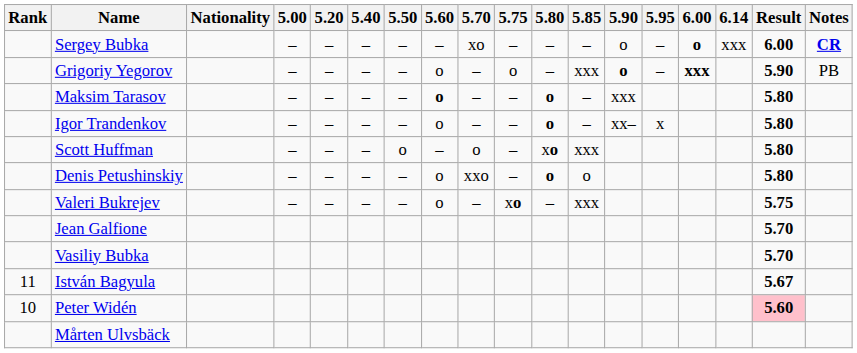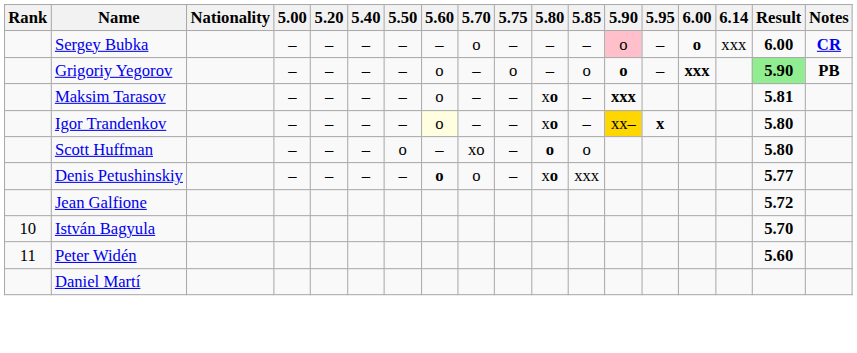(476, 44) xo -> (476, 44) o
(623, 44) no background -> (623, 44) pink background
(587, 70) xxx -> (587, 70) o
(779, 70) no background -> (779, 70) lightgreen background
(829, 70) normal -> (829, 70) bold
(439, 96) bold -> (439, 96) normal
(550, 96) o -> (550, 96) xo
(623, 96) normal -> (623, 96) bold
(779, 96) 5.80 -> (779, 96) 5.81
(439, 123) no background -> (439, 123) lightyellow background
(550, 123) o -> (550, 123) xo
(623, 123) no background -> (623, 123) gold background
(660, 123) normal -> (660, 123) bold
(476, 149) o -> (476, 149) xo
(550, 149) xo -> (550, 149) o
(587, 149) xxx -> (587, 149) o
(439, 176) normal -> (439, 176) bold
(476, 176) xxo -> (476, 176) o
(550, 176) o -> (550, 176) xo
(587, 176) o -> (587, 176) xxx
(779, 176) 5.80 -> (779, 176) 5.77
- row: (107, 202)
(779, 228) 5.70 -> (779, 202) 5.72
- row: (102, 255)
(28, 281) 11 -> (28, 228) 10
(779, 281) 5.67 -> (779, 228) 5.70
(28, 307) 10 -> (28, 255) 11
(779, 307) pink background -> (779, 255) no background
- row: (112, 334)
+ row: (98, 281)
